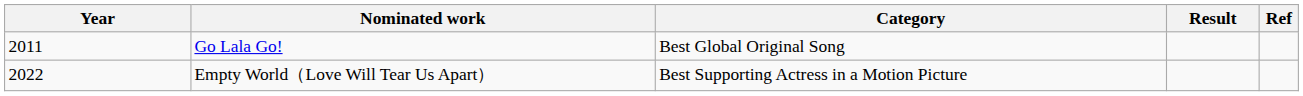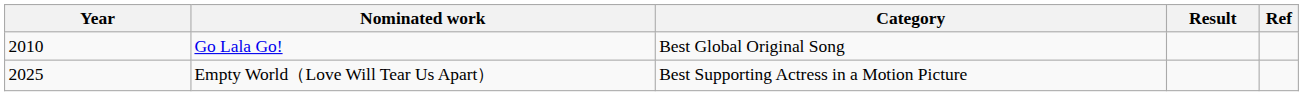(26, 45) 2011 -> (26, 45) 2010
(26, 75) 2022 -> (26, 75) 2025
